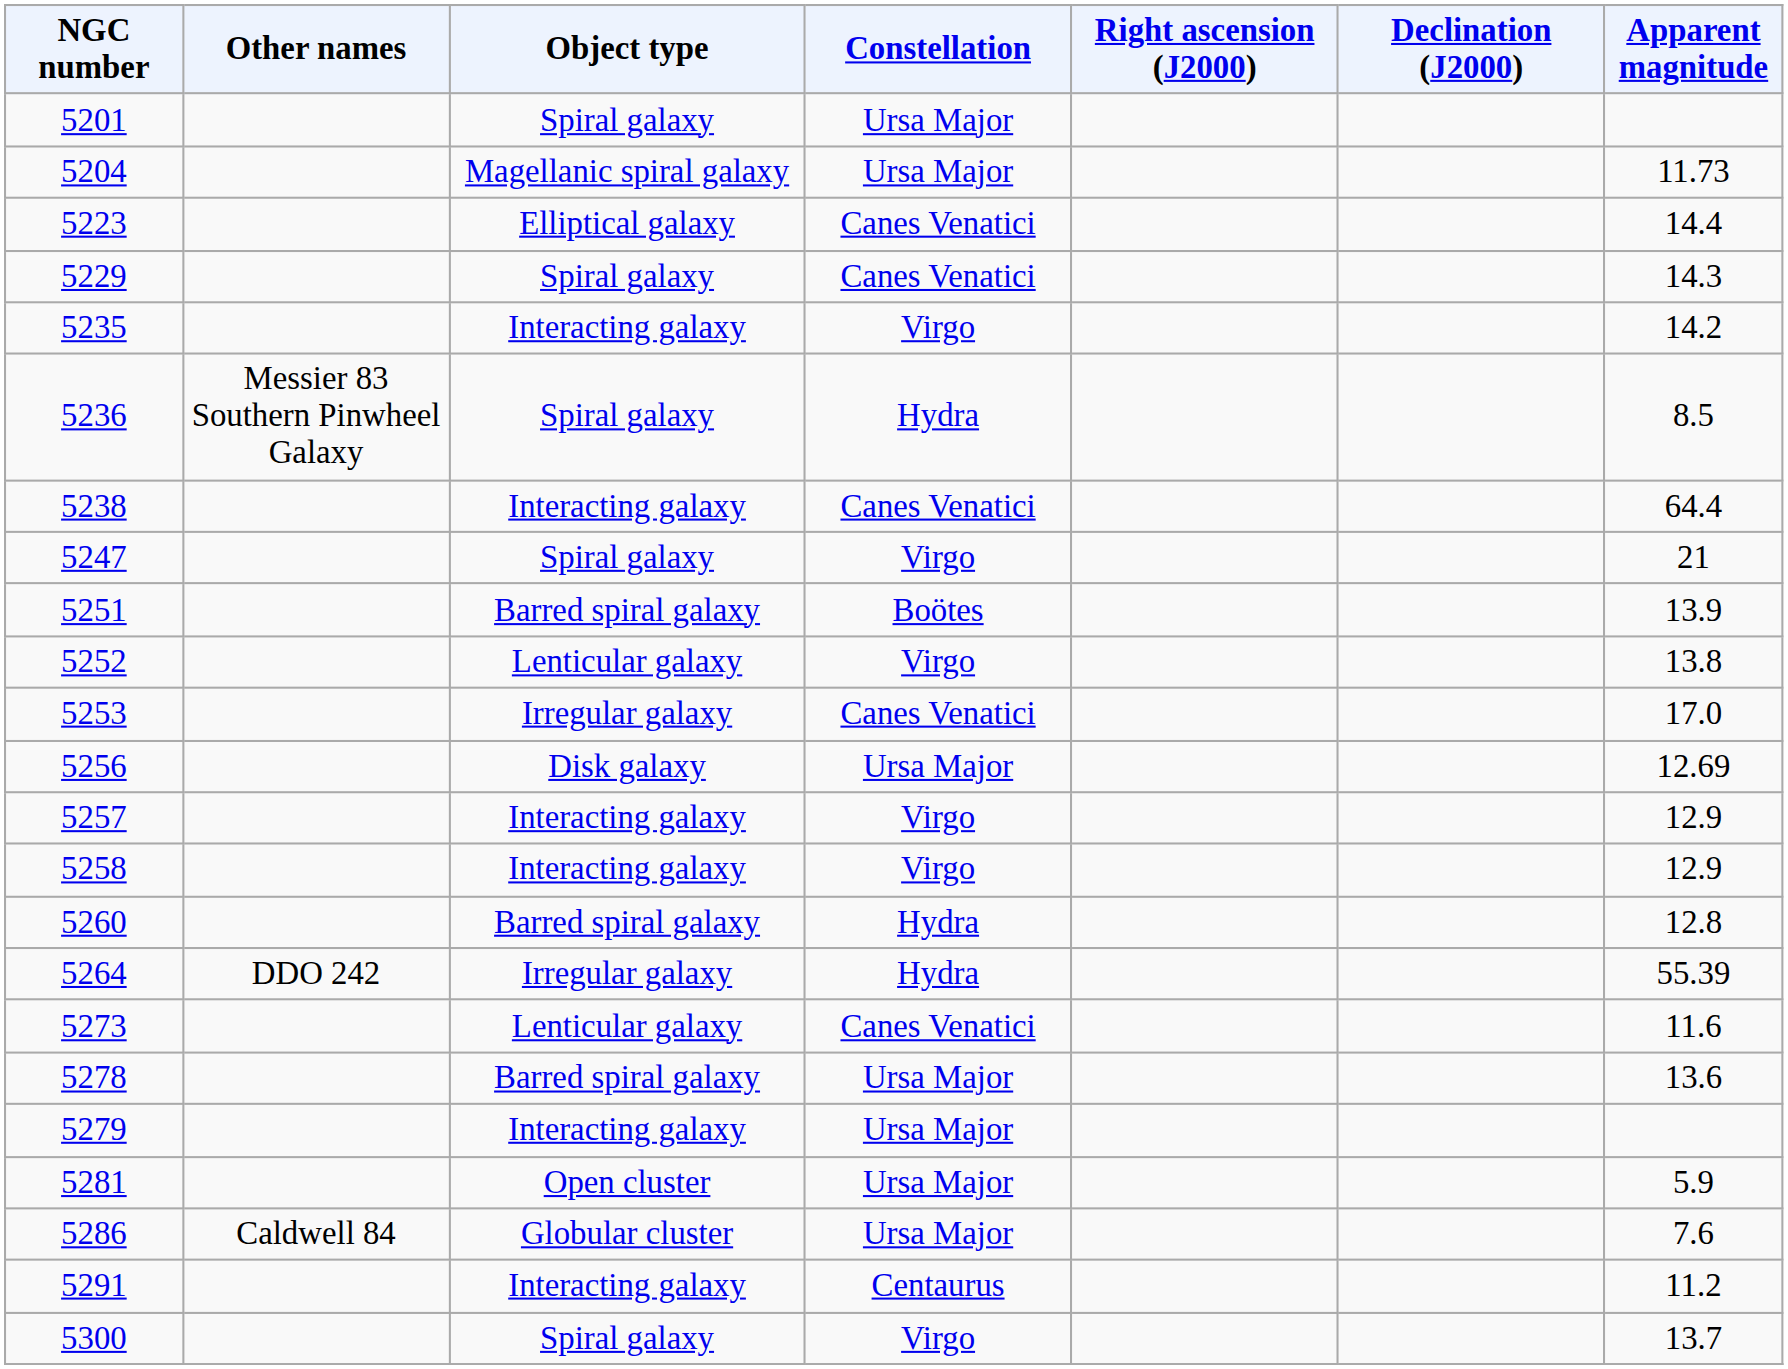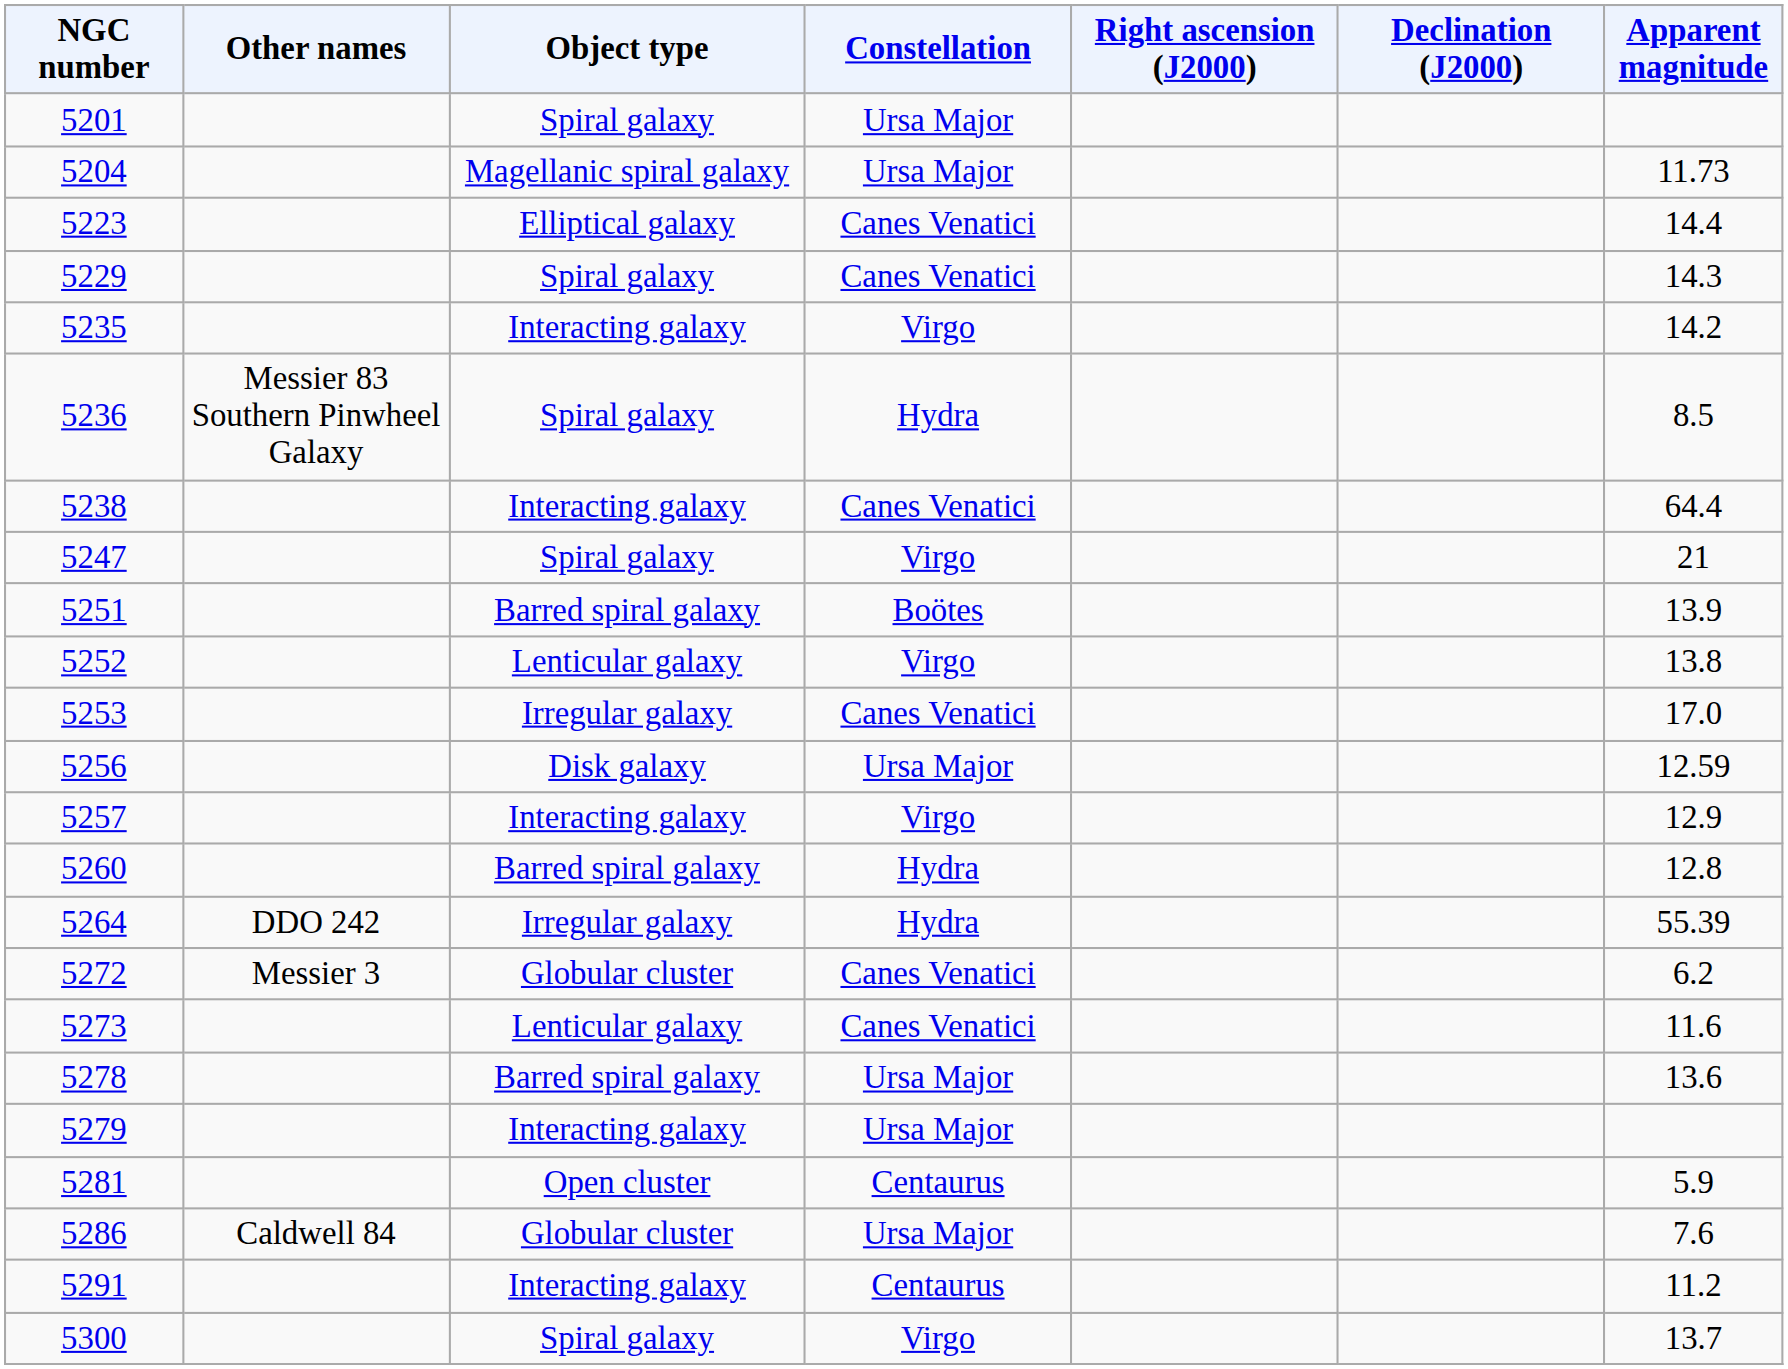(1693, 765) 12.69 -> (1693, 765) 12.59
- row: (94, 869)
+ row: (94, 973)
(938, 1181) Ursa Major -> (938, 1181) Centaurus
